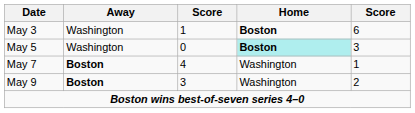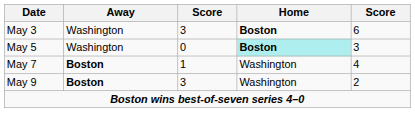(183, 30) 1 -> (183, 30) 3
(183, 64) 4 -> (183, 64) 1
(356, 64) 1 -> (356, 64) 4
